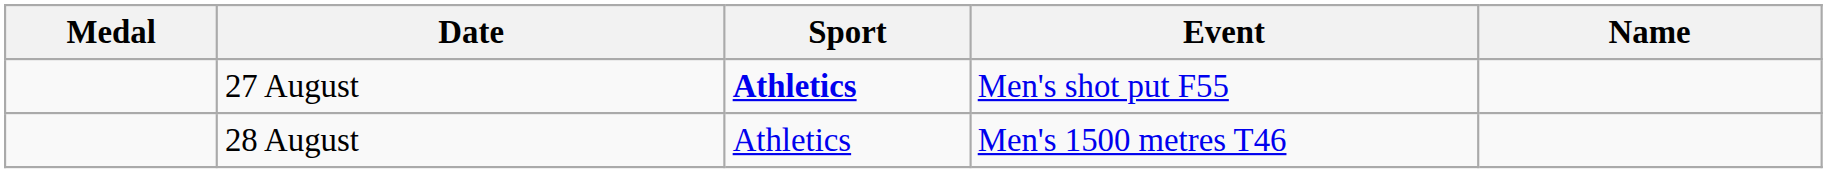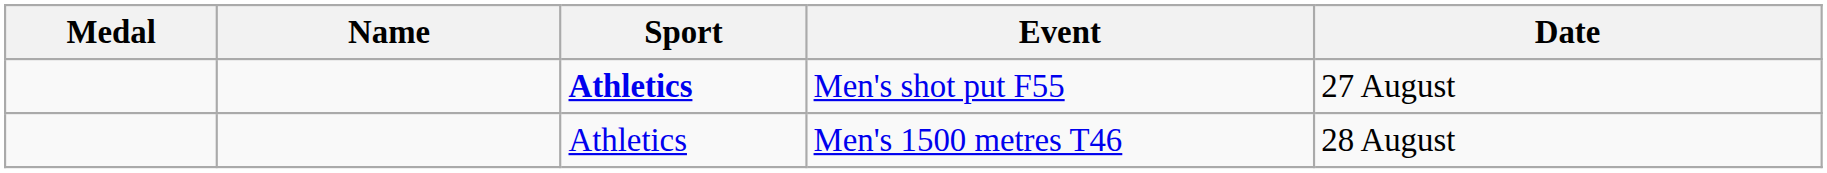columns swapped: (1650, 31) <-> (471, 31)
